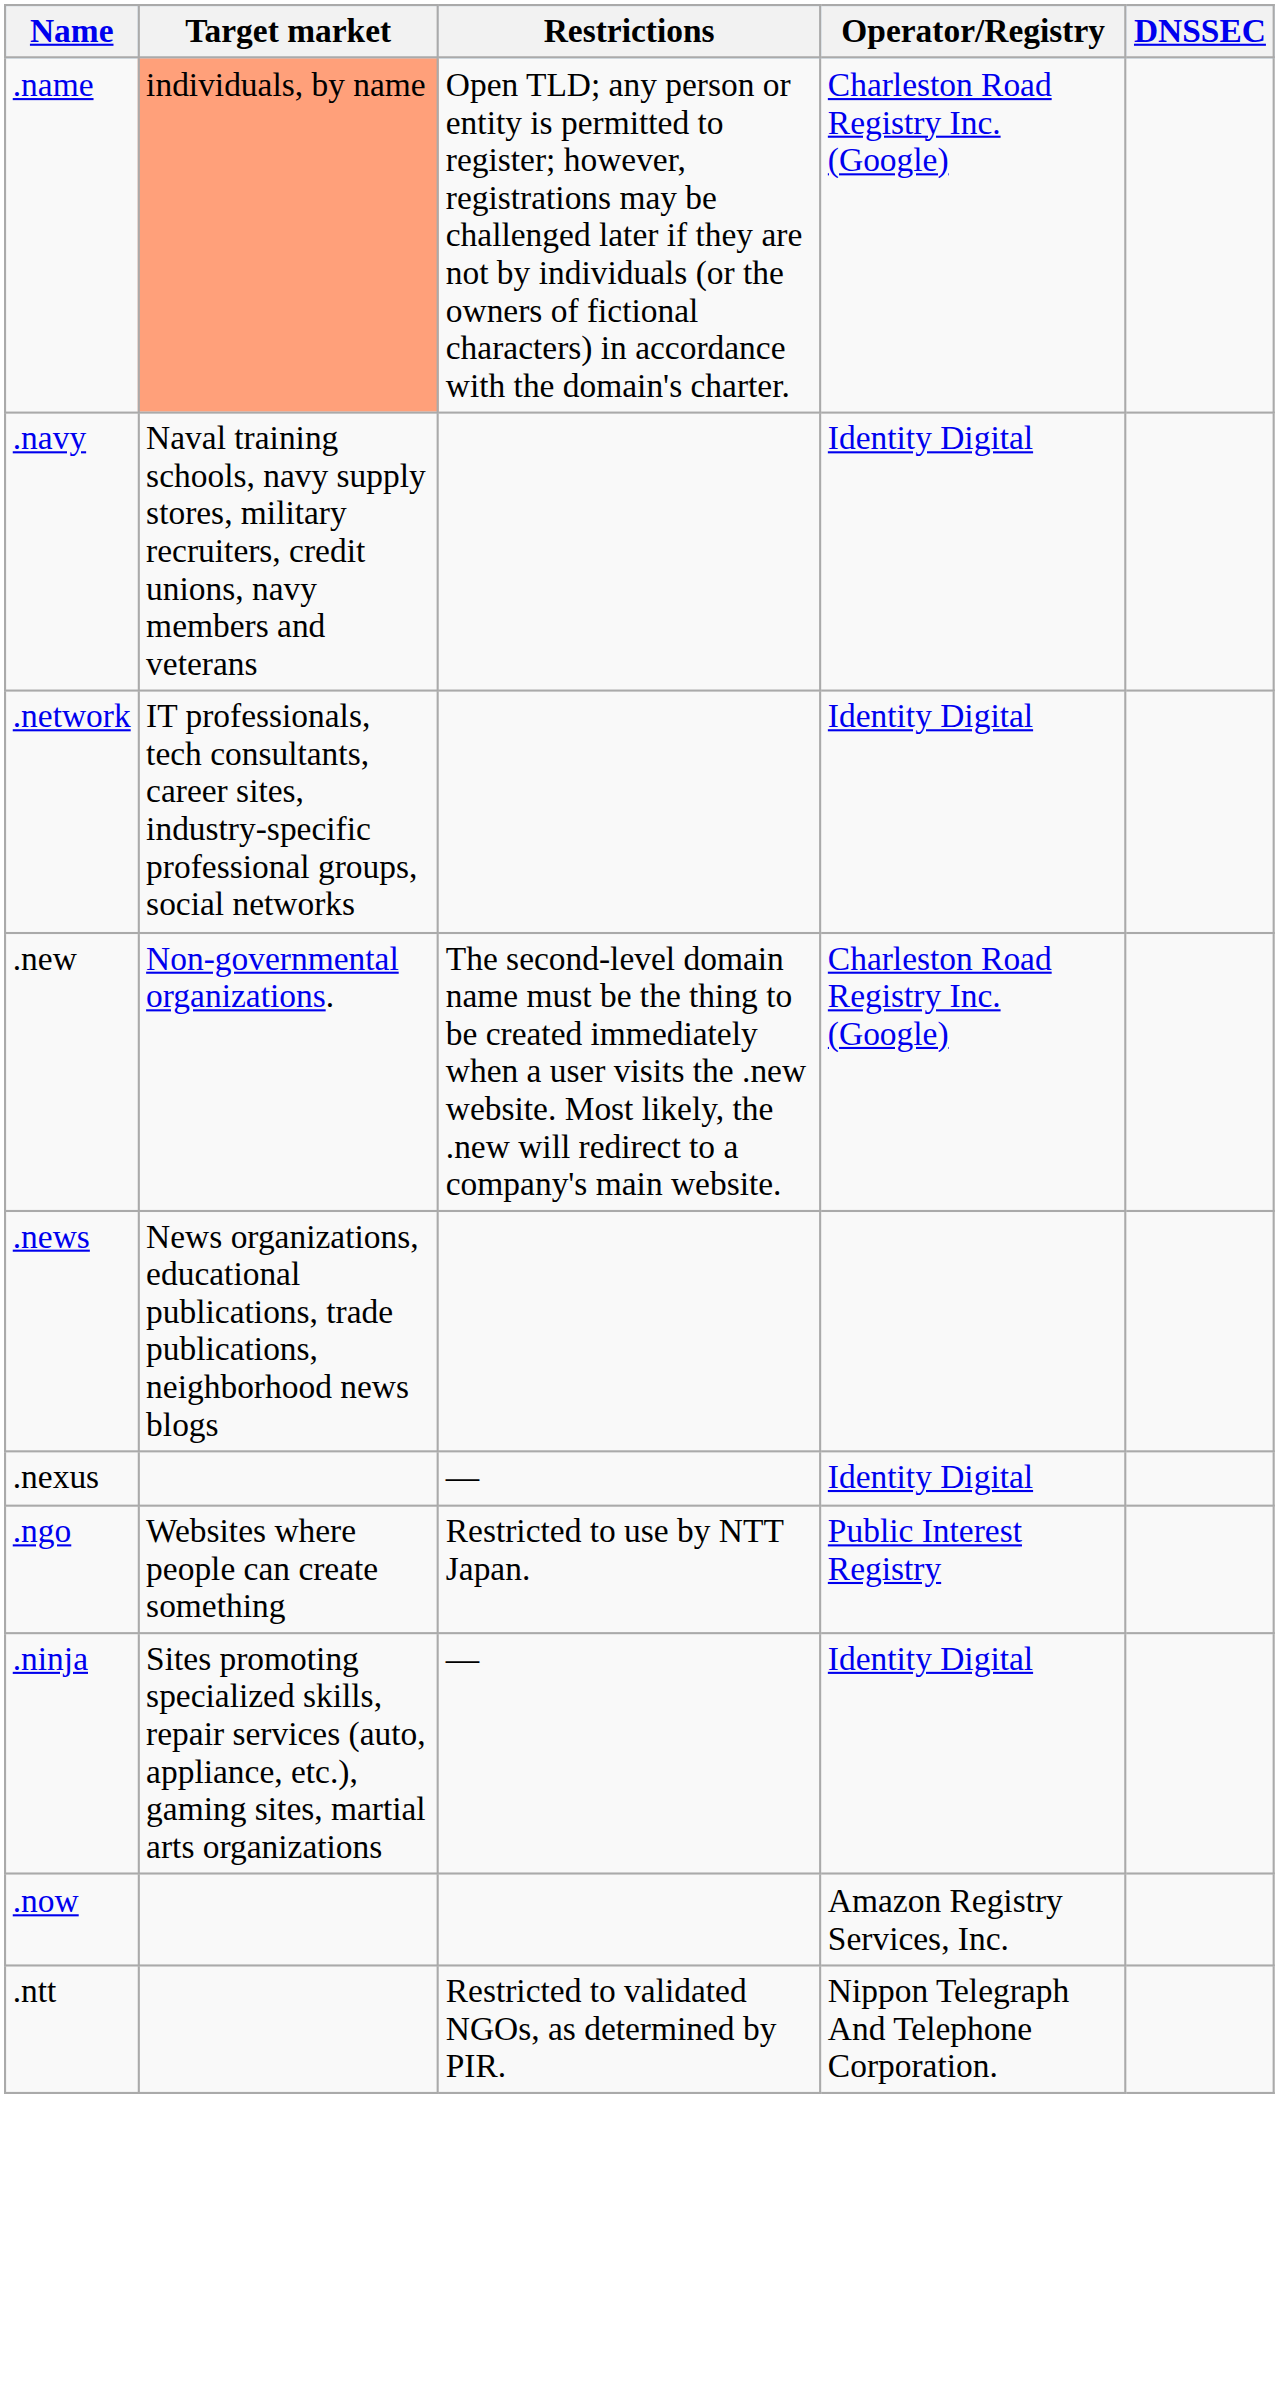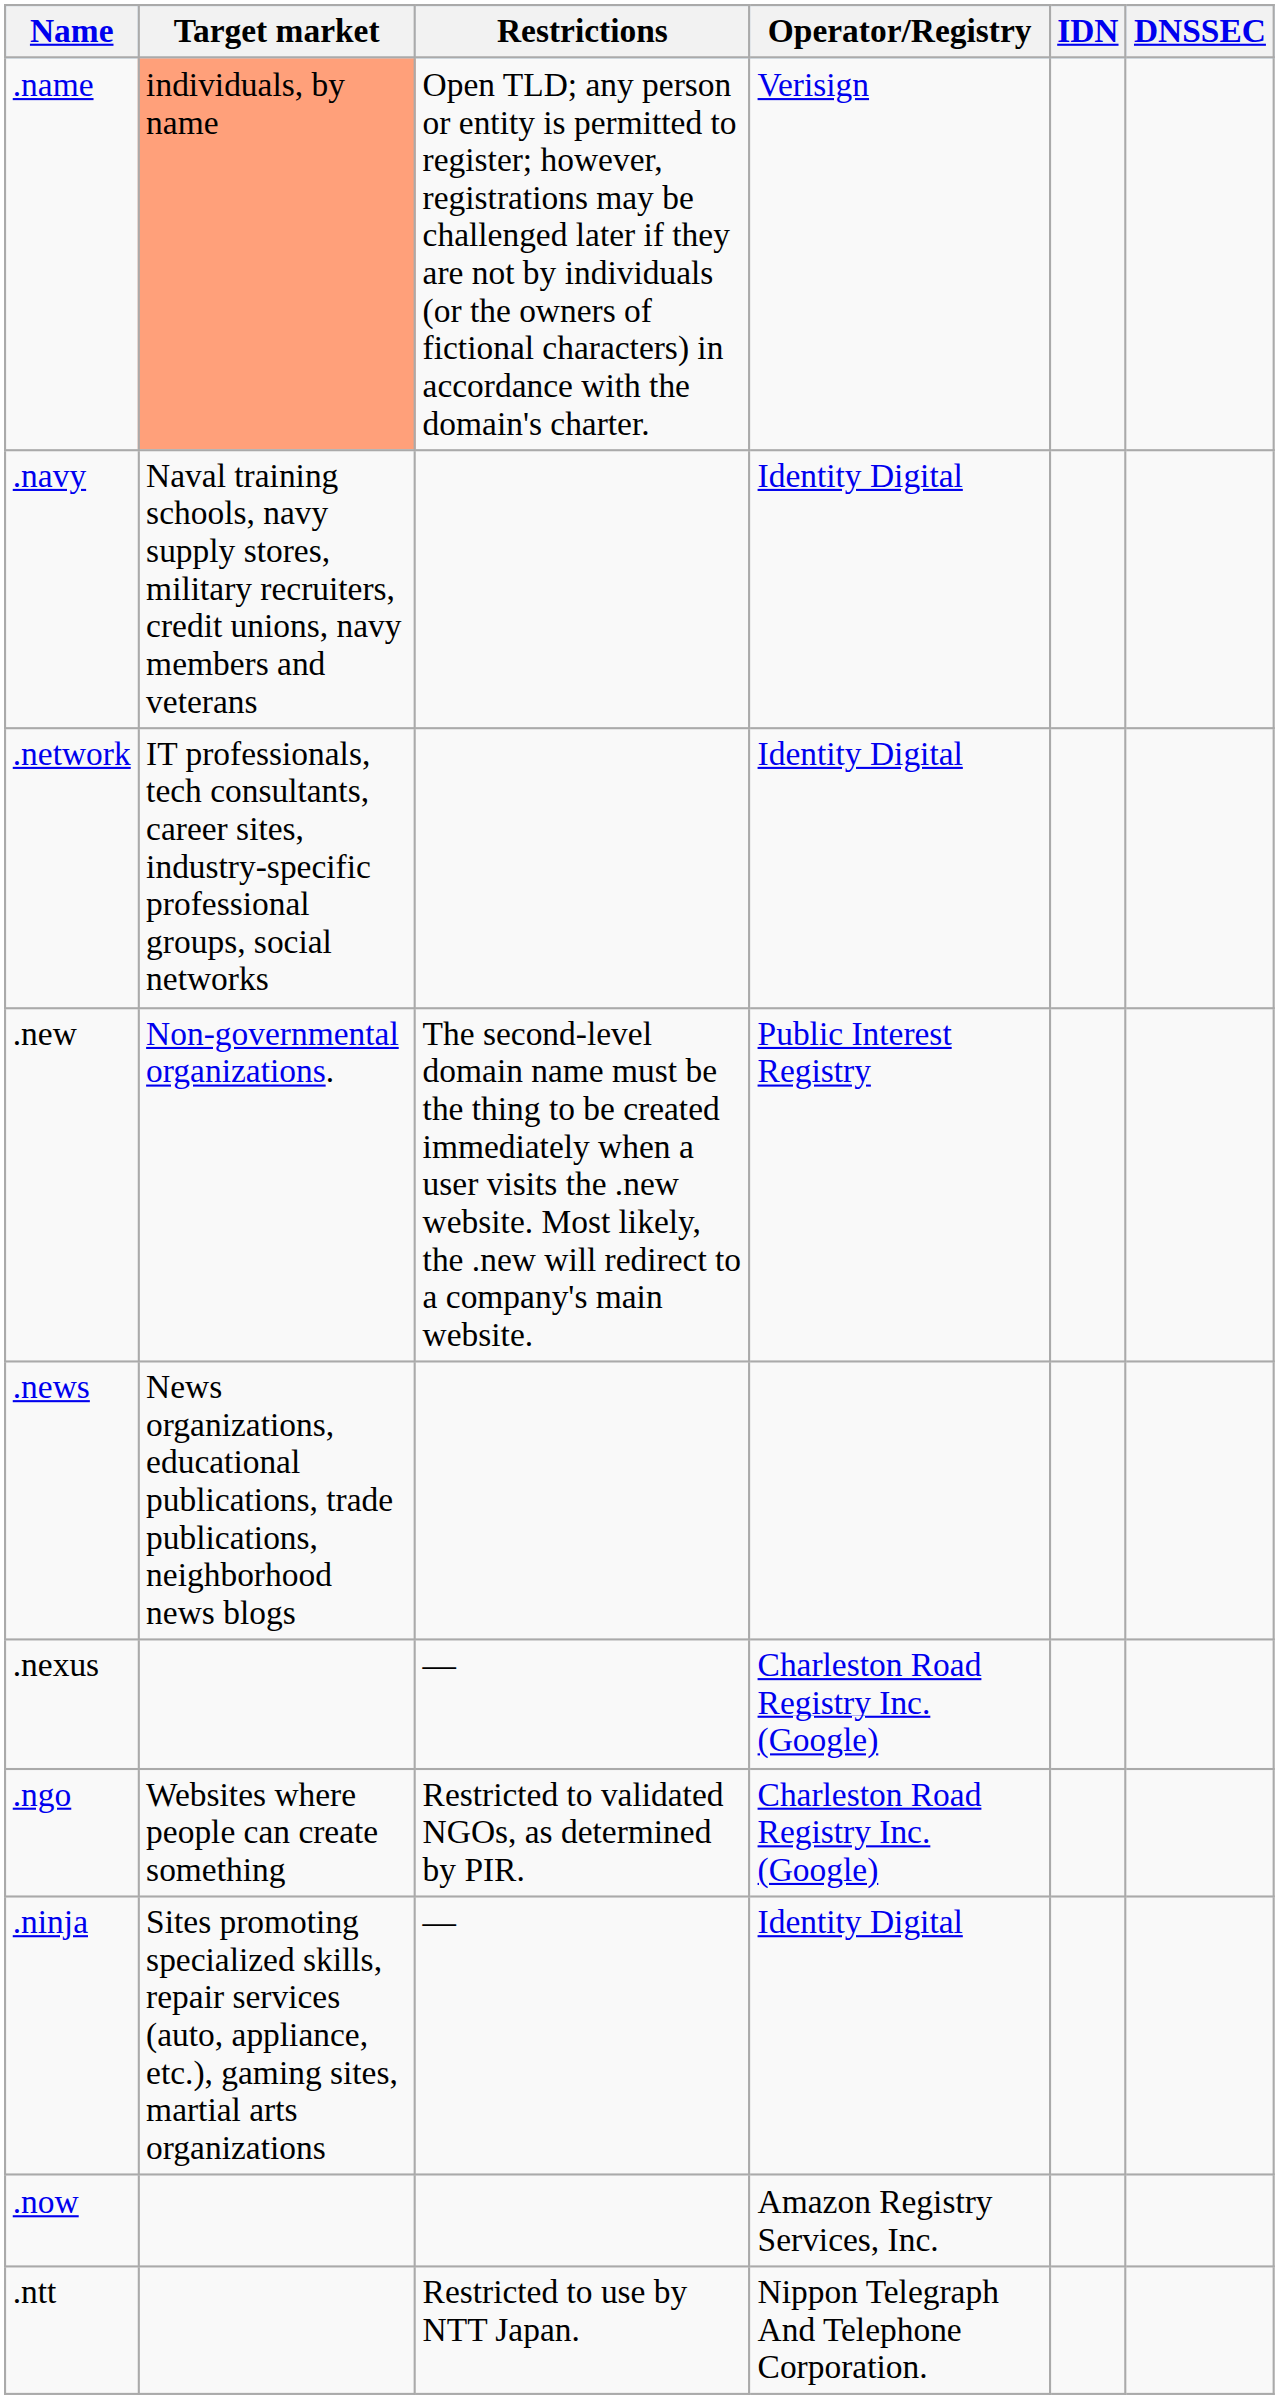+ column: (1088, 31)
(940, 121) Charleston Road Registry Inc. (Google) -> (813, 84) Verisign
(940, 995) Charleston Road Registry Inc. (Google) -> (855, 1051) Public Interest Registry
(930, 1477) Identity Digital -> (869, 1703) Charleston Road Registry Inc. (Google)
(615, 1549) Restricted to use by NTT Japan. -> (573, 1831) Restricted to validated NGOs, as determined by PIR.
(925, 1549) Public Interest Registry -> (869, 1831) Charleston Road Registry Inc. (Google)
(611, 2028) Restricted to validated NGOs, as determined by PIR. -> (555, 2310) Restricted to use by NTT Japan.
